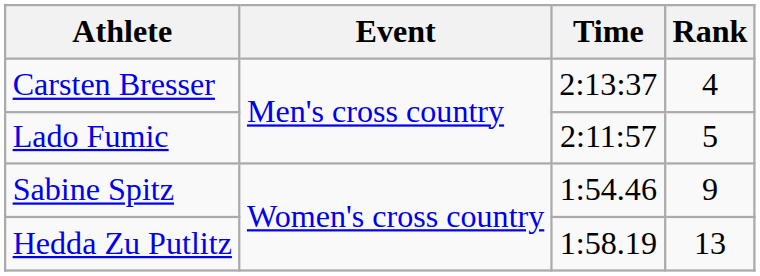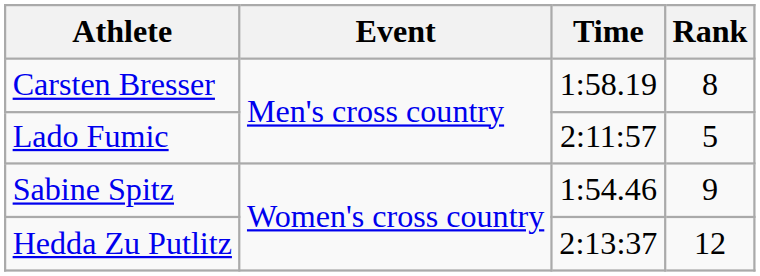(608, 84) 2:13:37 -> (608, 84) 1:58.19
(710, 84) 4 -> (710, 84) 8
(608, 243) 1:58.19 -> (608, 243) 2:13:37
(710, 243) 13 -> (710, 243) 12
